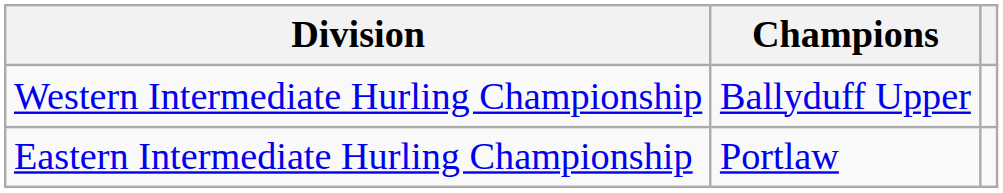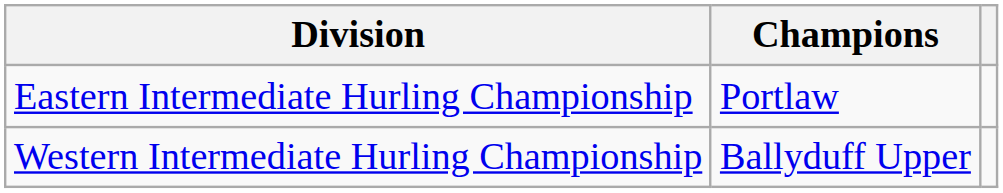rows swapped: (353, 156) <-> (358, 95)
